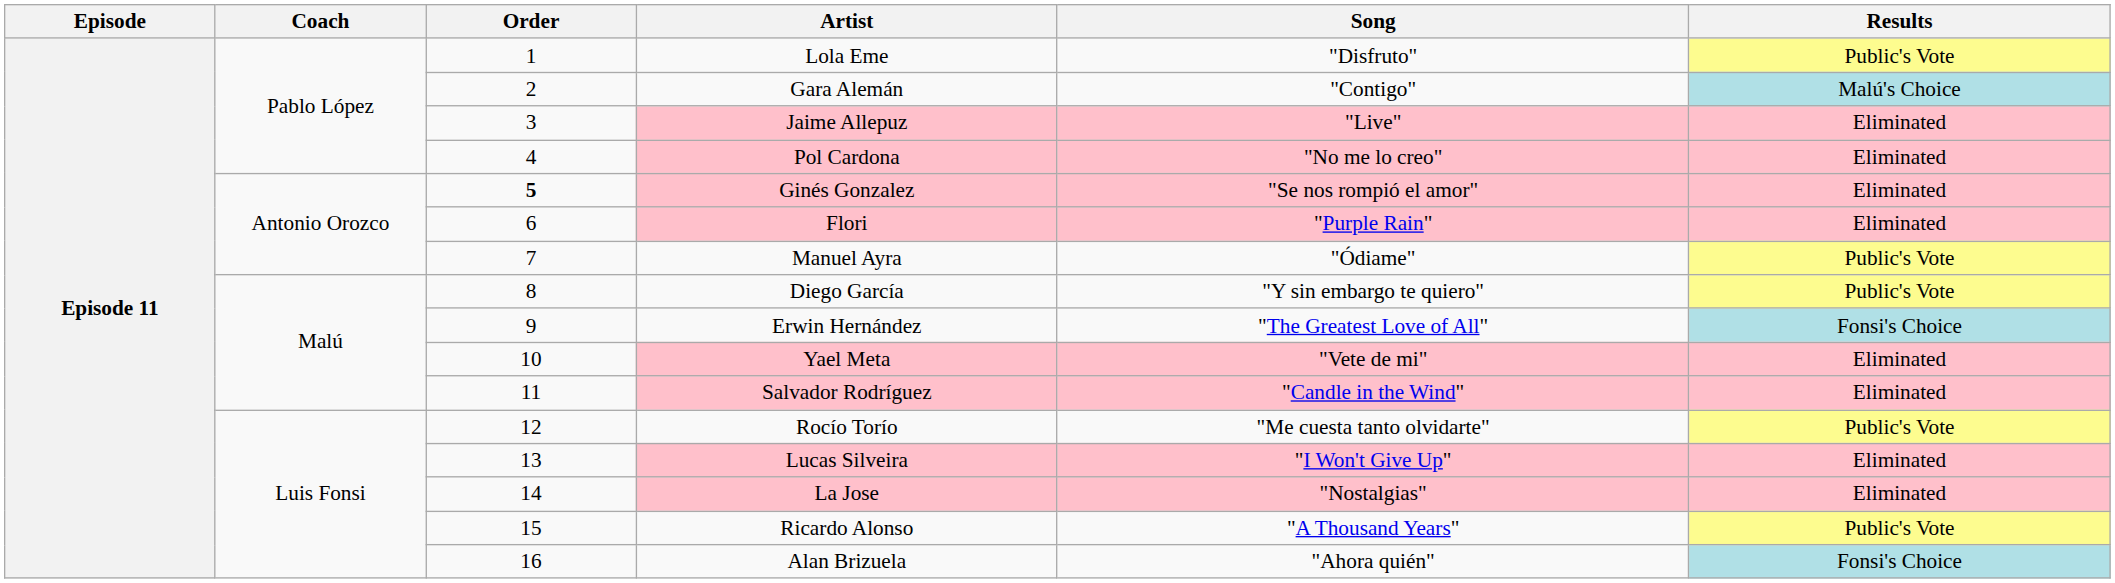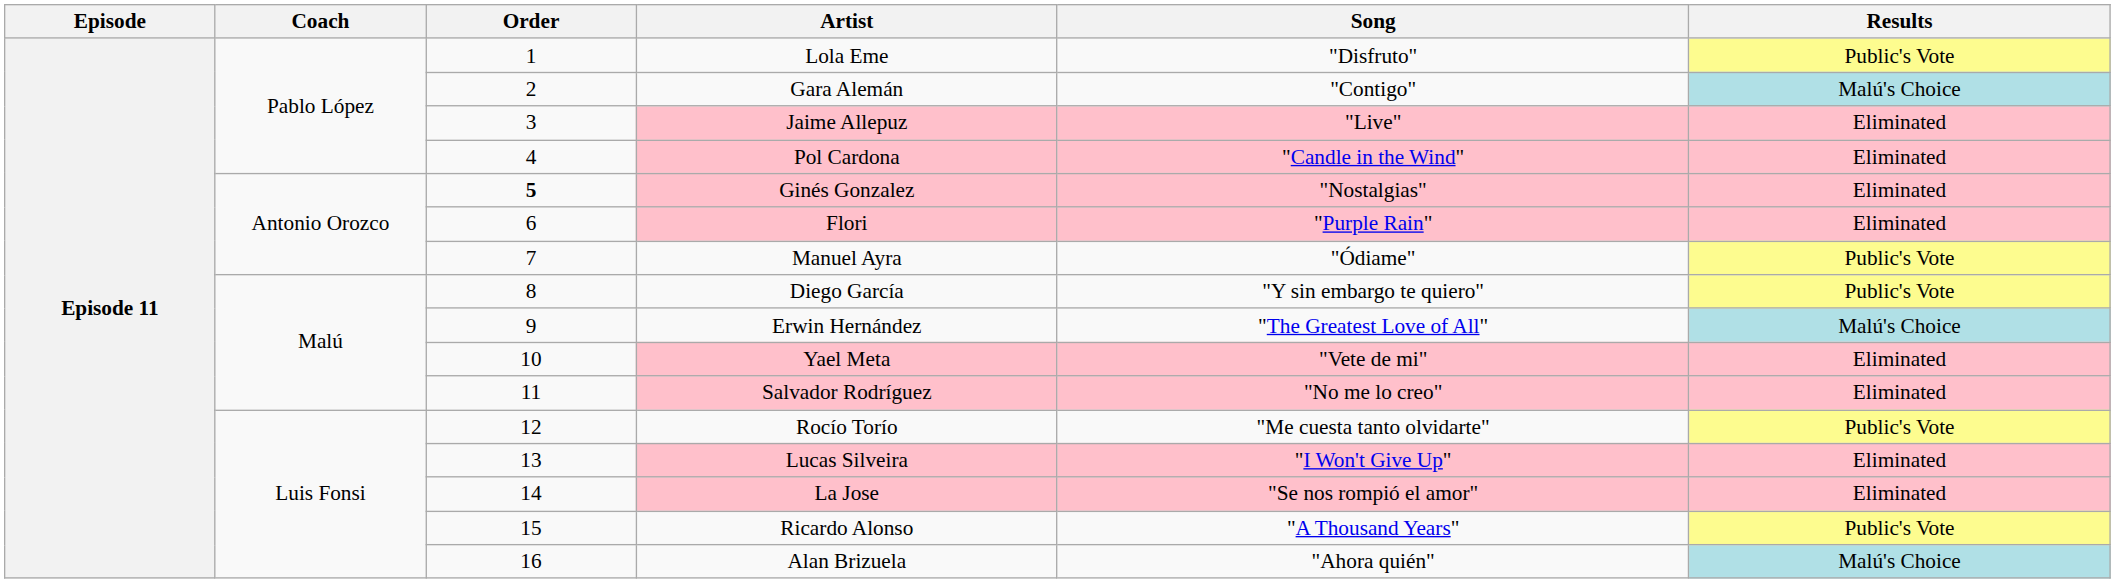(1373, 156) "No me lo creo" -> (1373, 156) "Candle in the Wind"
(1373, 190) "Se nos rompió el amor" -> (1373, 190) "Nostalgias"
(1899, 325) Fonsi's Choice -> (1899, 325) Malú's Choice
(1373, 392) "Candle in the Wind" -> (1373, 392) "No me lo creo"
(1373, 493) "Nostalgias" -> (1373, 493) "Se nos rompió el amor"
(1899, 561) Fonsi's Choice -> (1899, 561) Malú's Choice
